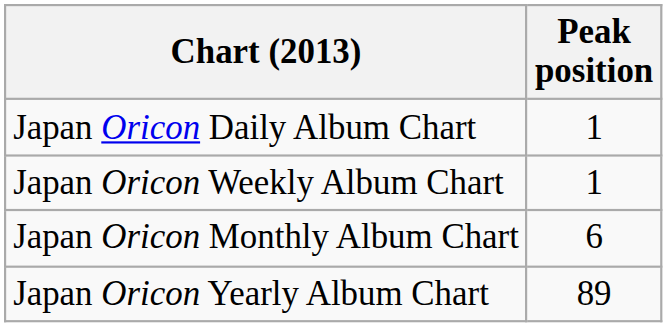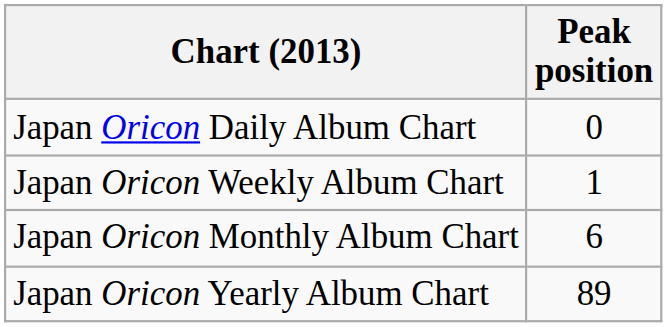(594, 126) 1 -> (594, 126) 0
